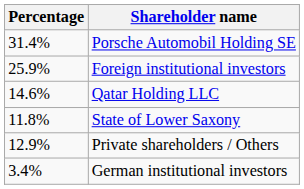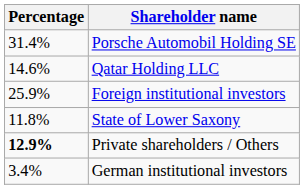rows swapped: (189, 68) <-> (155, 94)
(29, 145) normal -> (30, 145) bold
